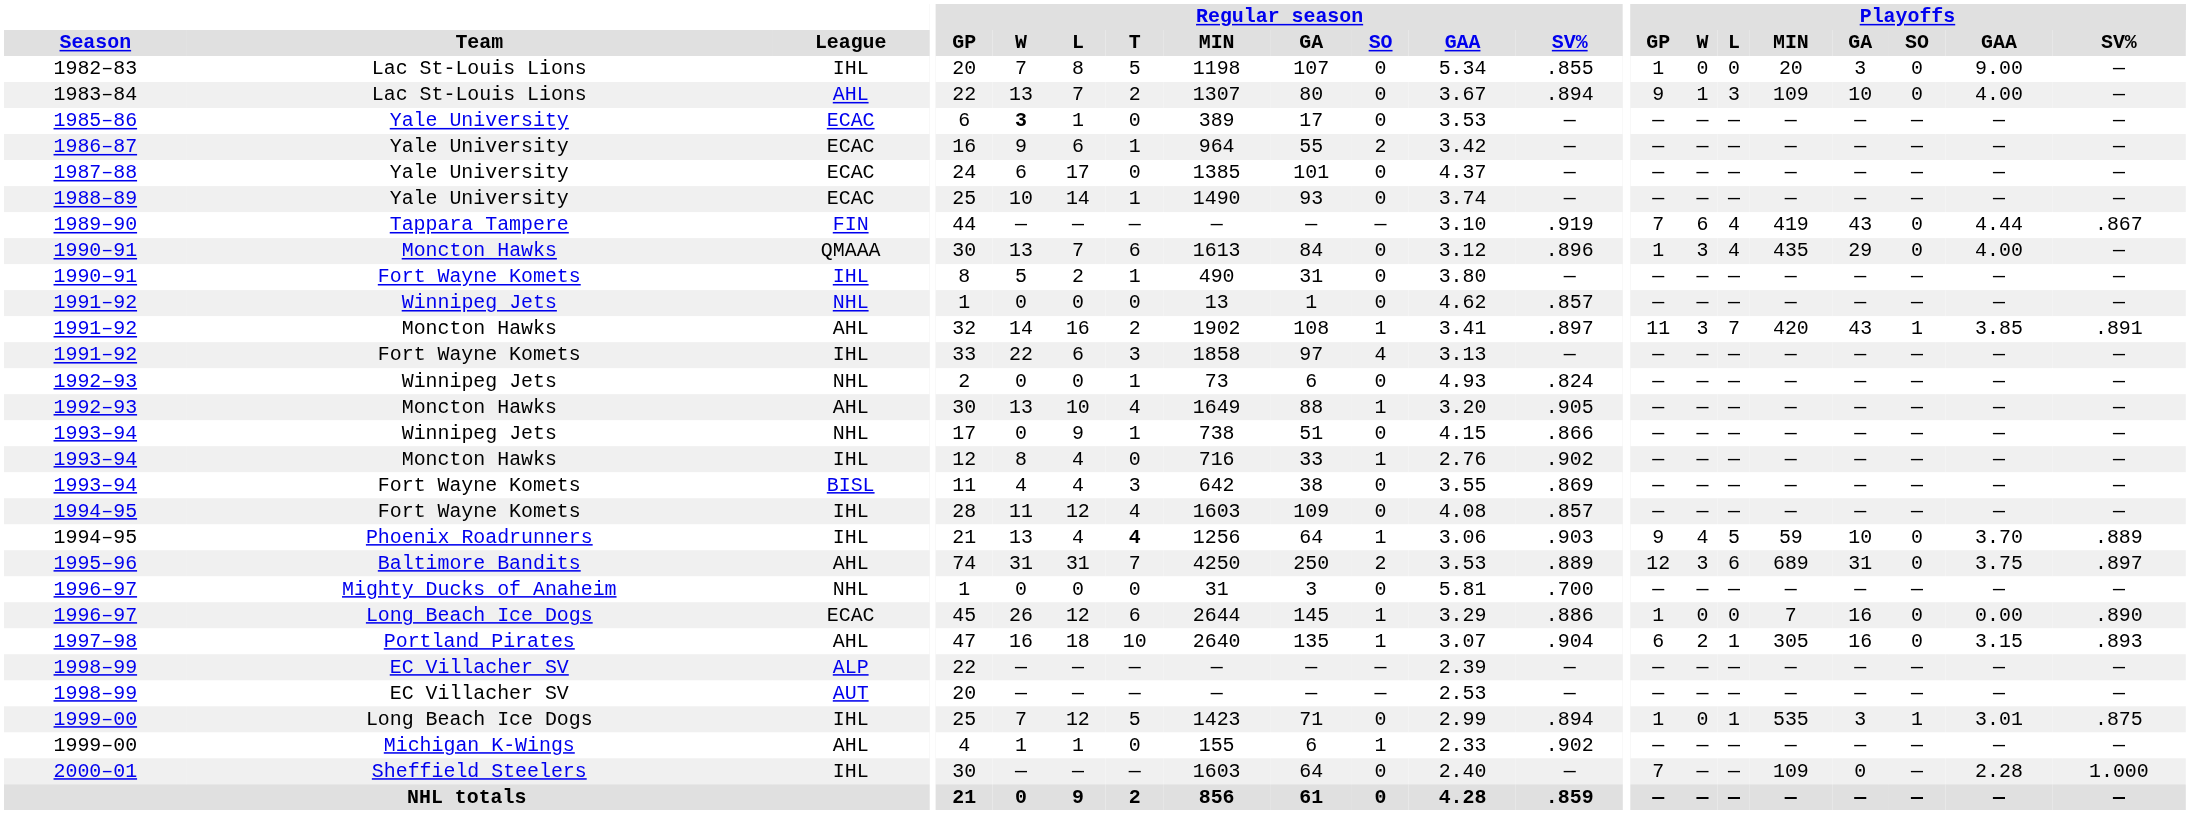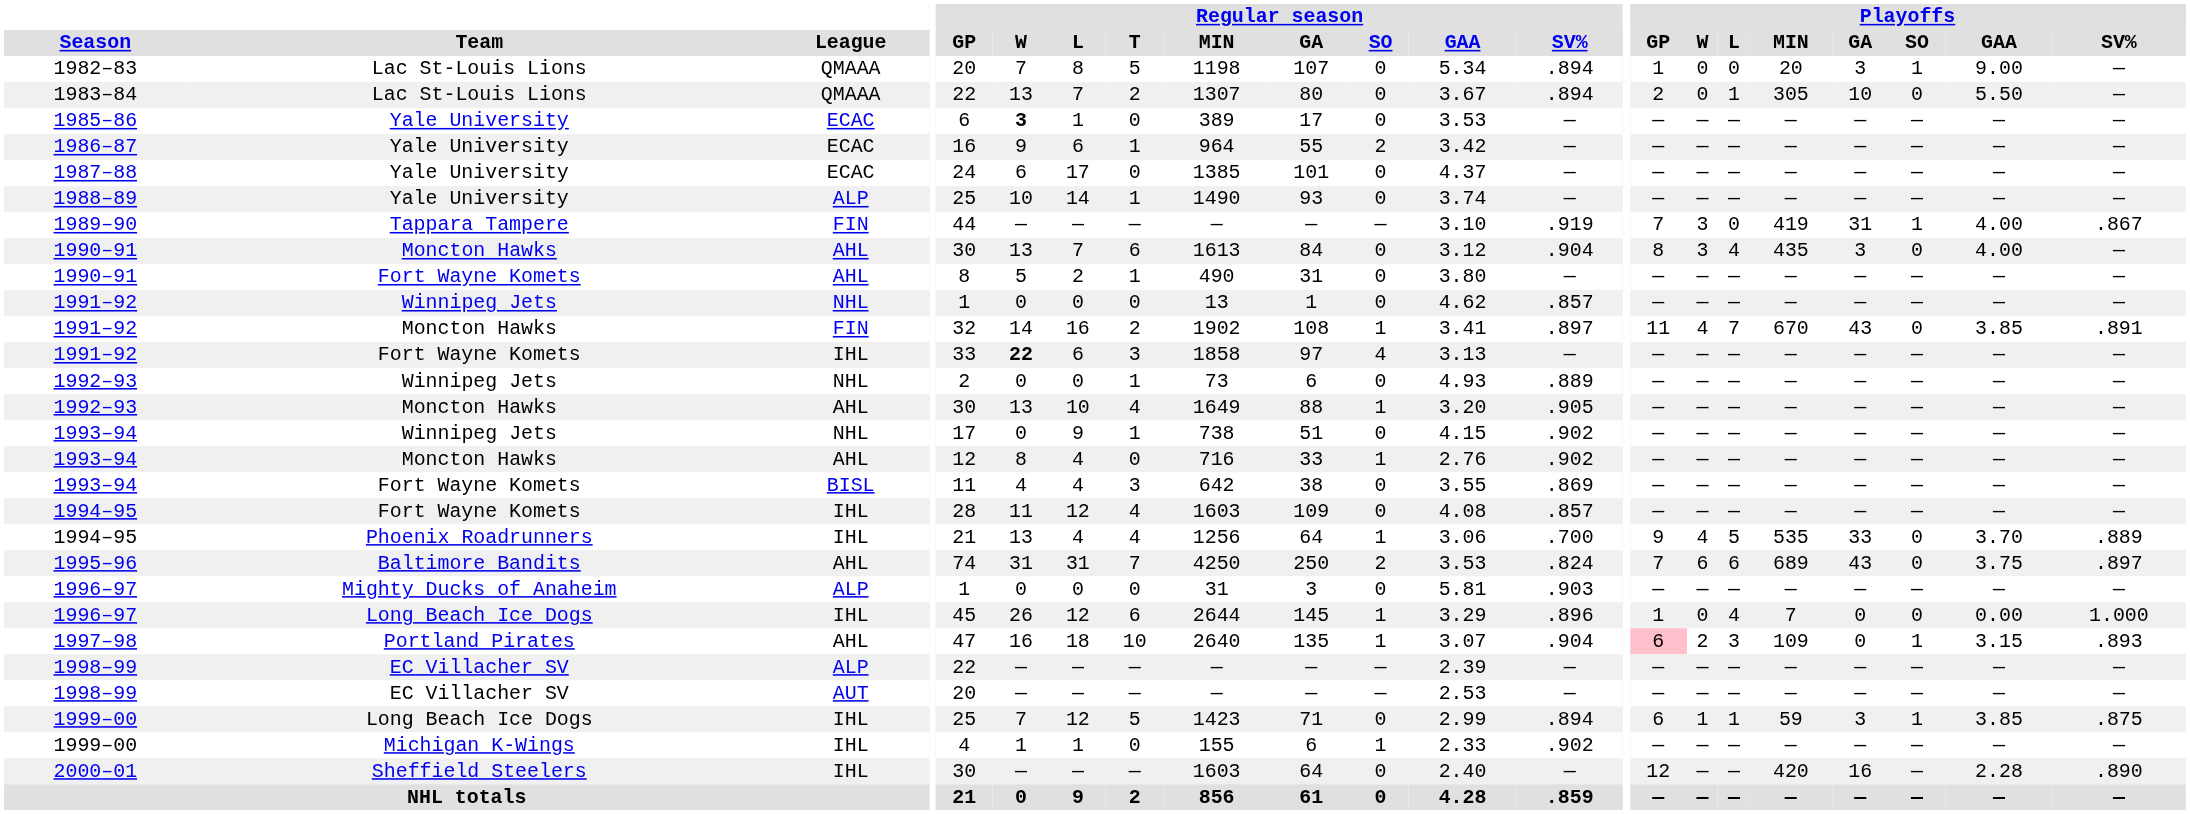(851, 69) IHL -> (851, 69) QMAAA
(1570, 69) .855 -> (1570, 69) .894
(1917, 69) 0 -> (1917, 69) 1
(851, 95) AHL -> (851, 95) QMAAA
(1658, 95) 9 -> (1658, 95) 2
(1702, 95) 1 -> (1702, 95) 0
(1734, 95) 3 -> (1734, 95) 1
(1791, 95) 109 -> (1791, 95) 305
(1999, 95) 4.00 -> (1999, 95) 5.50
(851, 199) ECAC -> (851, 199) ALP
(1702, 225) 6 -> (1702, 225) 3
(1734, 225) 4 -> (1734, 225) 0
(1860, 225) 43 -> (1860, 225) 31
(1917, 225) 0 -> (1917, 225) 1
(1999, 225) 4.44 -> (1999, 225) 4.00
(851, 251) QMAAA -> (851, 251) AHL
(1570, 251) .896 -> (1570, 251) .904
(1658, 251) 1 -> (1658, 251) 8
(1860, 251) 29 -> (1860, 251) 3
(851, 277) IHL -> (851, 277) AHL
(851, 329) AHL -> (851, 329) FIN
(1702, 329) 3 -> (1702, 329) 4
(1791, 329) 420 -> (1791, 329) 670
(1917, 329) 1 -> (1917, 329) 0
(1021, 355) normal -> (1021, 355) bold
(1570, 381) .824 -> (1570, 381) .889
(1570, 433) .866 -> (1570, 433) .902
(851, 459) IHL -> (851, 459) AHL
(1135, 537) bold -> (1135, 537) normal
(1570, 537) .903 -> (1570, 537) .700
(1791, 537) 59 -> (1791, 537) 535
(1860, 537) 10 -> (1860, 537) 33
(1570, 563) .889 -> (1570, 563) .824
(1658, 563) 12 -> (1658, 563) 7
(1702, 563) 3 -> (1702, 563) 6
(1860, 563) 31 -> (1860, 563) 43
(851, 589) NHL -> (851, 589) ALP
(1570, 589) .700 -> (1570, 589) .903
(851, 615) ECAC -> (851, 615) IHL
(1570, 615) .886 -> (1570, 615) .896
(1734, 615) 0 -> (1734, 615) 4
(1860, 615) 16 -> (1860, 615) 0
(2119, 615) .890 -> (2119, 615) 1.000
(1658, 641) no background -> (1658, 641) pink background
(1734, 641) 1 -> (1734, 641) 3
(1791, 641) 305 -> (1791, 641) 109
(1860, 641) 16 -> (1860, 641) 0
(1917, 641) 0 -> (1917, 641) 1
(1658, 719) 1 -> (1658, 719) 6
(1702, 719) 0 -> (1702, 719) 1
(1791, 719) 535 -> (1791, 719) 59
(1999, 719) 3.01 -> (1999, 719) 3.85
(851, 745) AHL -> (851, 745) IHL
(1658, 771) 7 -> (1658, 771) 12
(1791, 771) 109 -> (1791, 771) 420
(1860, 771) 0 -> (1860, 771) 16
(2119, 771) 1.000 -> (2119, 771) .890
